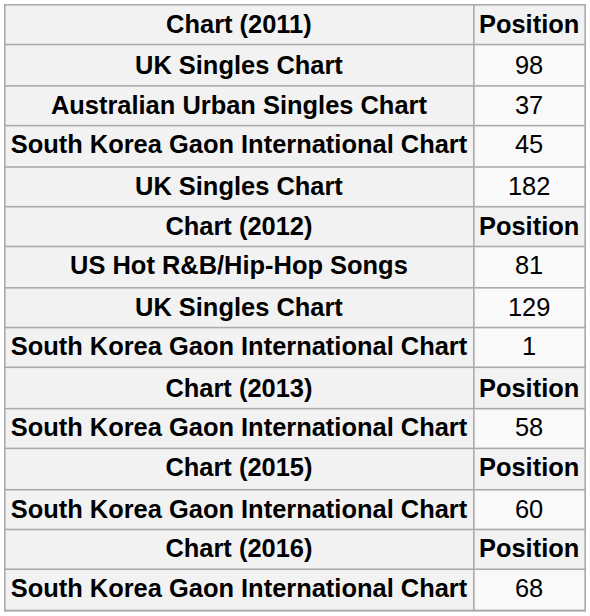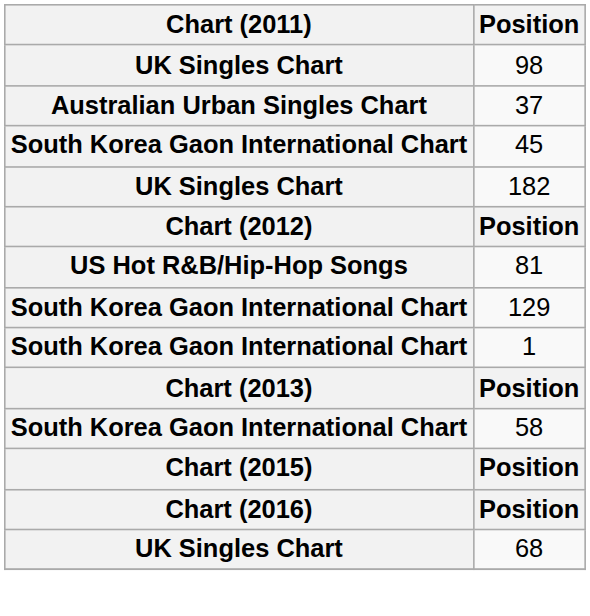(239, 307) UK Singles Chart -> (239, 307) South Korea Gaon International Chart
- row: (529, 508)
(239, 589) South Korea Gaon International Chart -> (239, 549) UK Singles Chart
